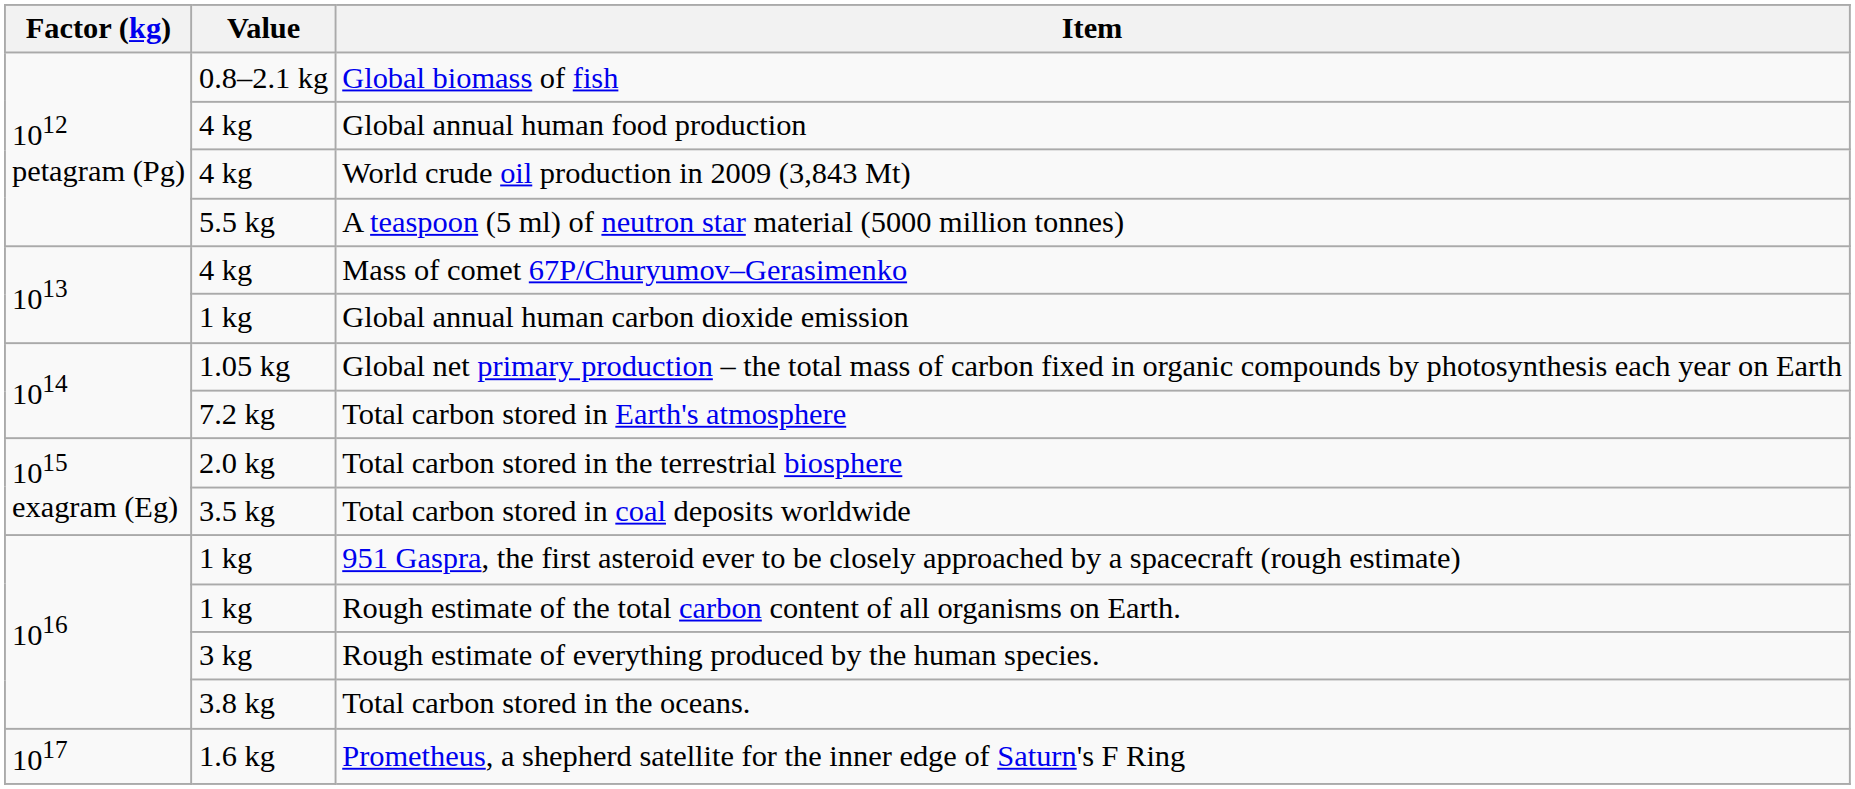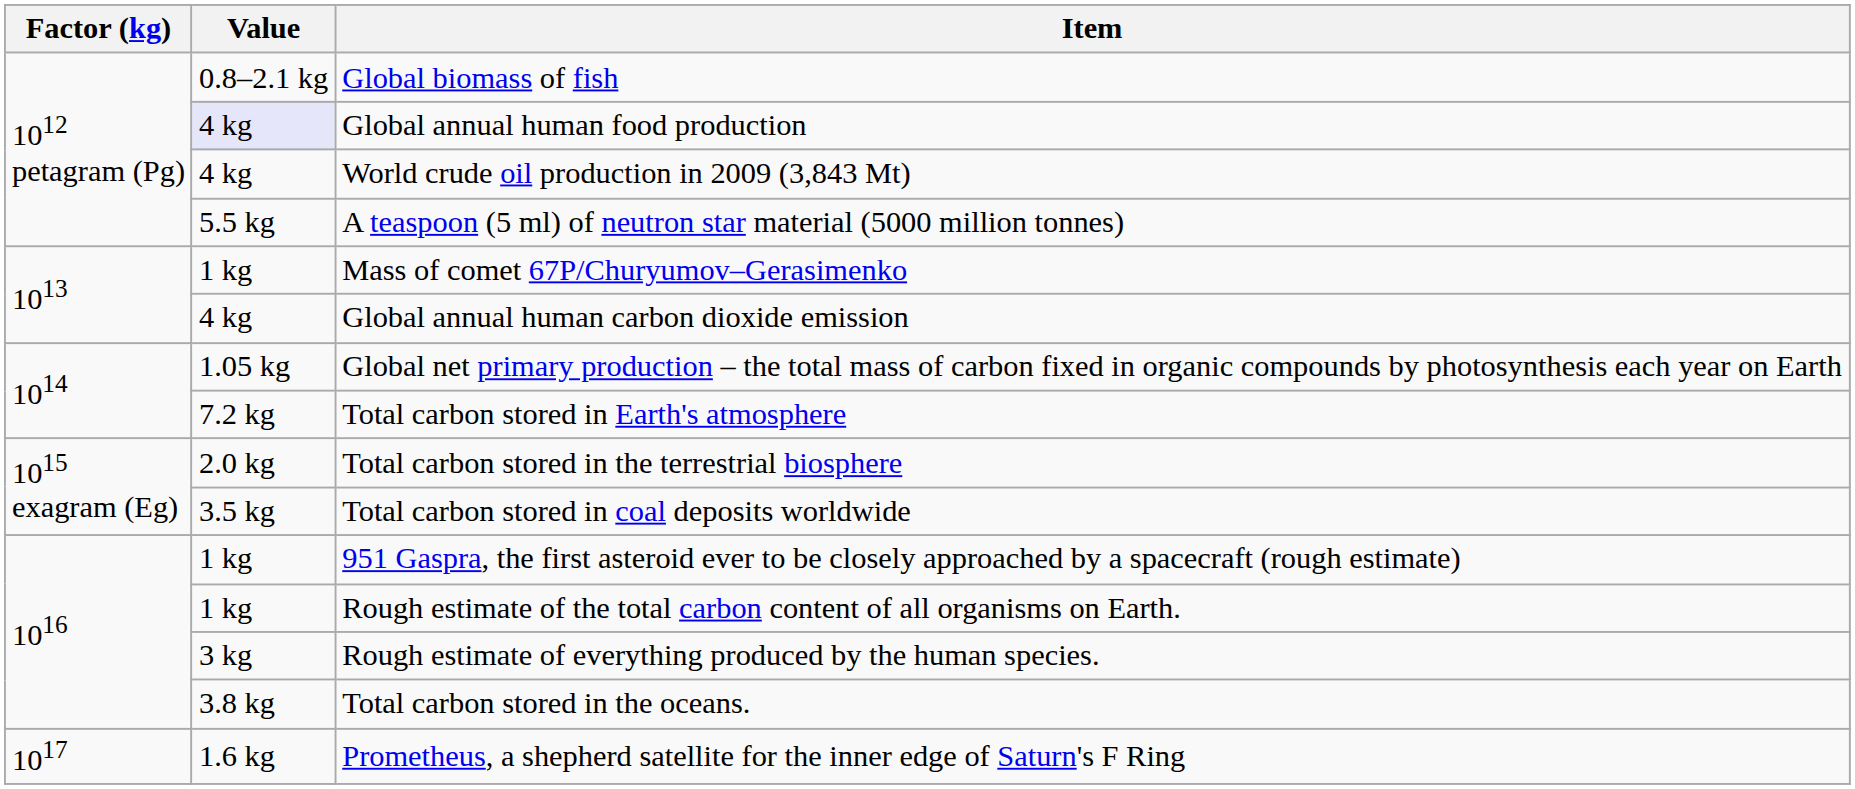(226, 125) no background -> (226, 125) lavender background
(226, 269) 4 kg -> (226, 269) 1 kg
(226, 317) 1 kg -> (226, 317) 4 kg
